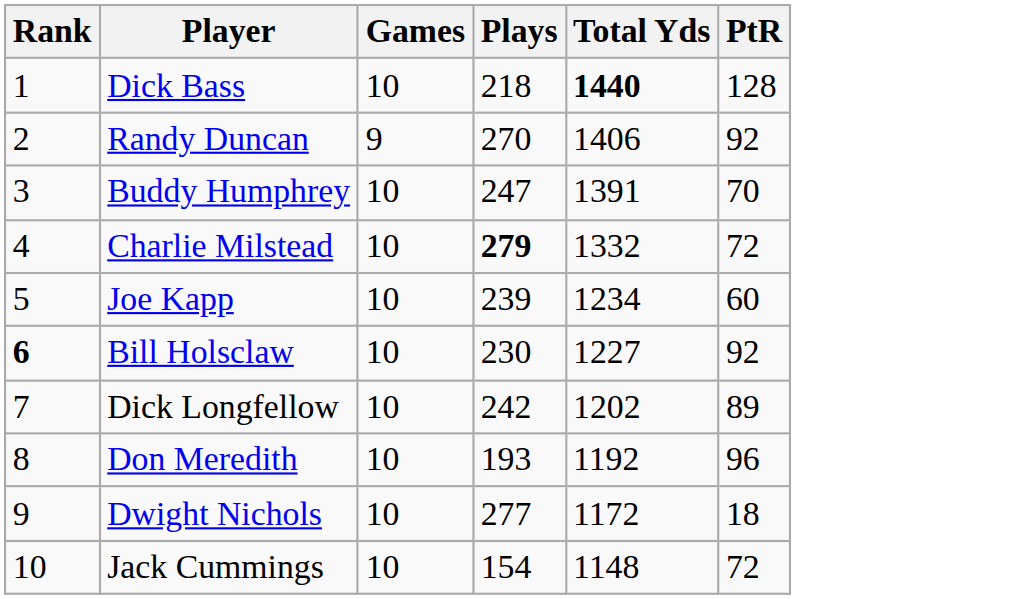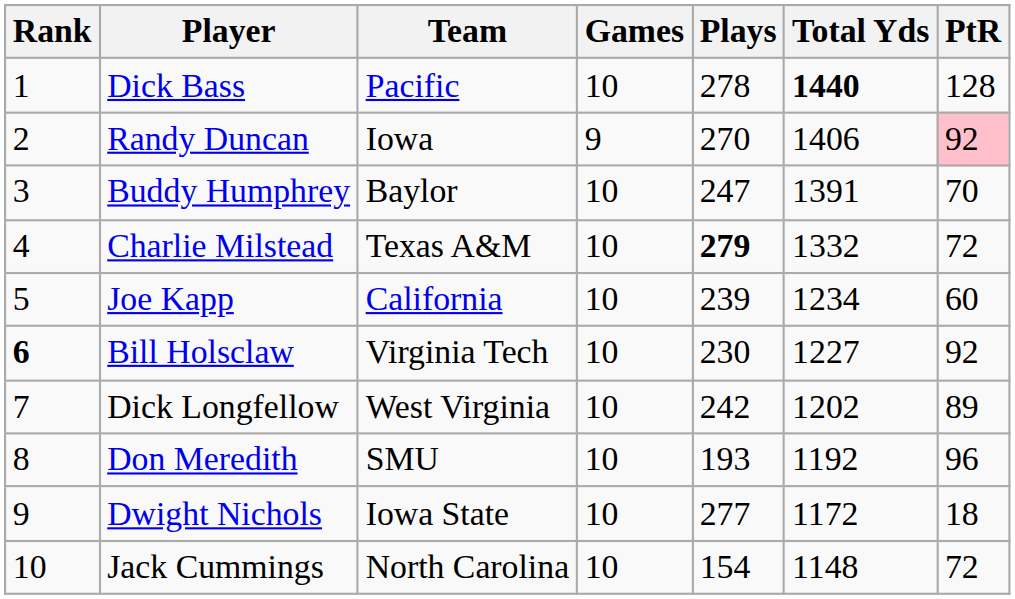+ column: (467, 31)
(506, 84) 218 -> (725, 84) 278
(743, 138) no background -> (962, 138) pink background
